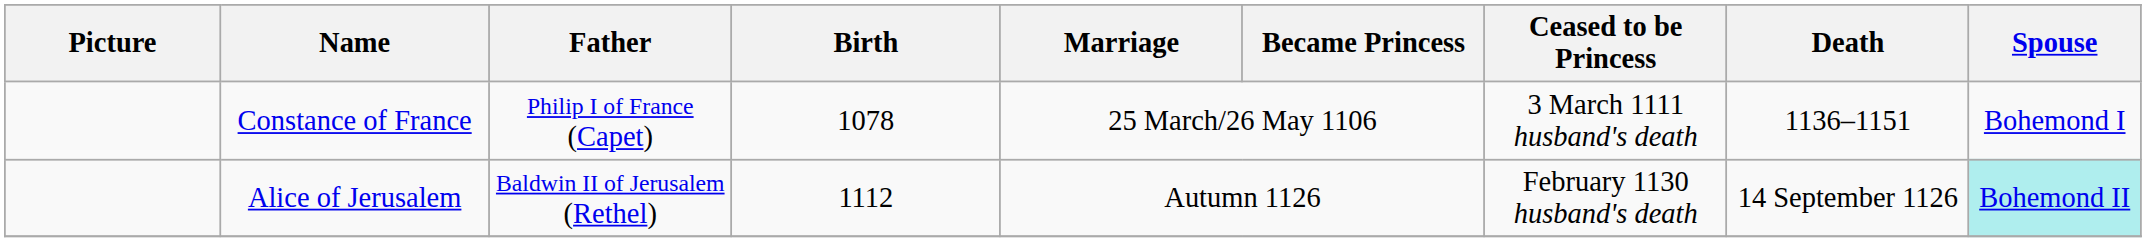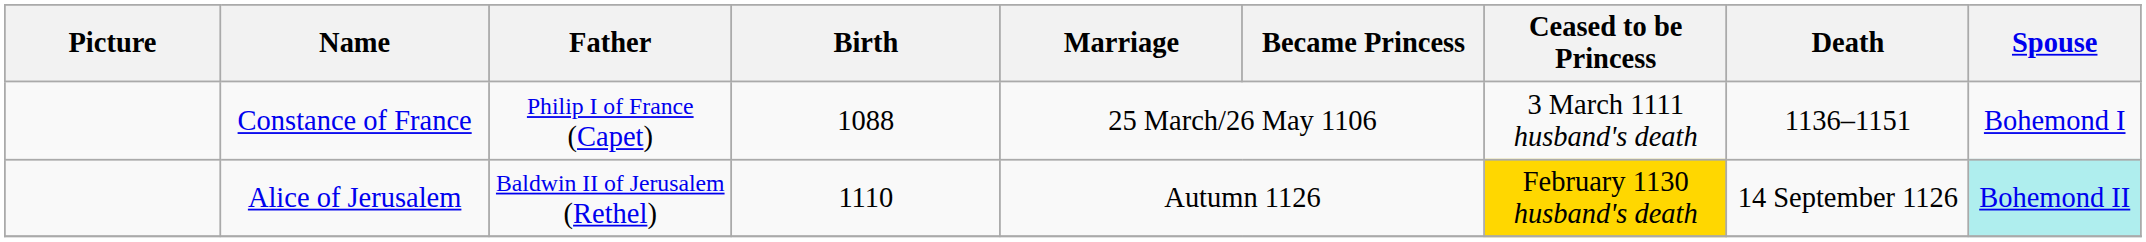(866, 120) 1078 -> (866, 120) 1088
(866, 197) 1112 -> (866, 197) 1110
(1606, 197) no background -> (1606, 197) gold background
